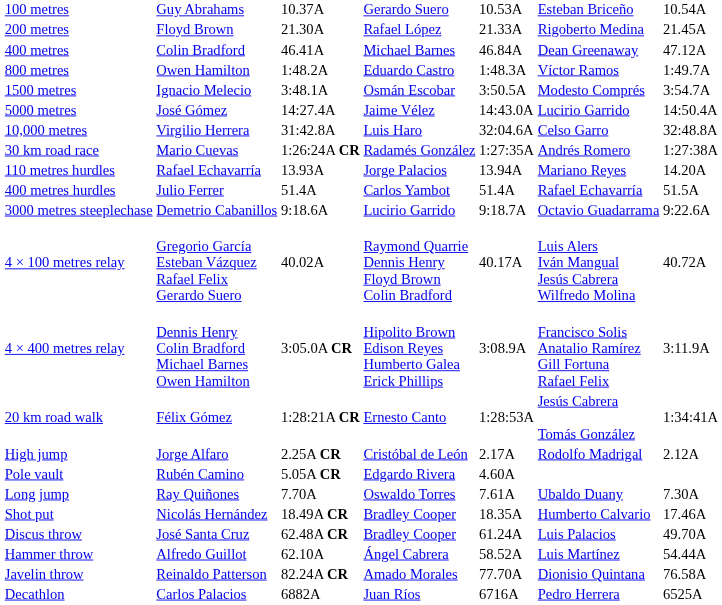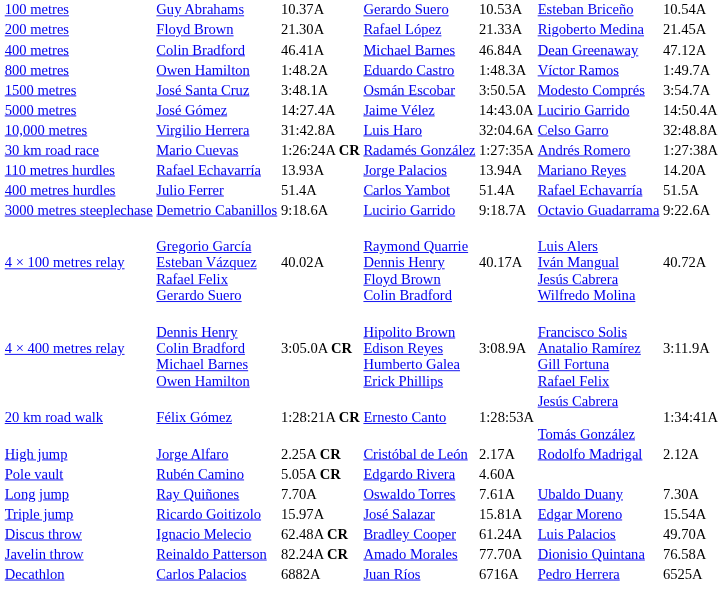(204, 90) Ignacio Melecio -> (203, 90) José Santa Cruz
+ row: (39, 514)
- row: (29, 514)
(203, 534) José Santa Cruz -> (204, 534) Ignacio Melecio
- row: (49, 554)
